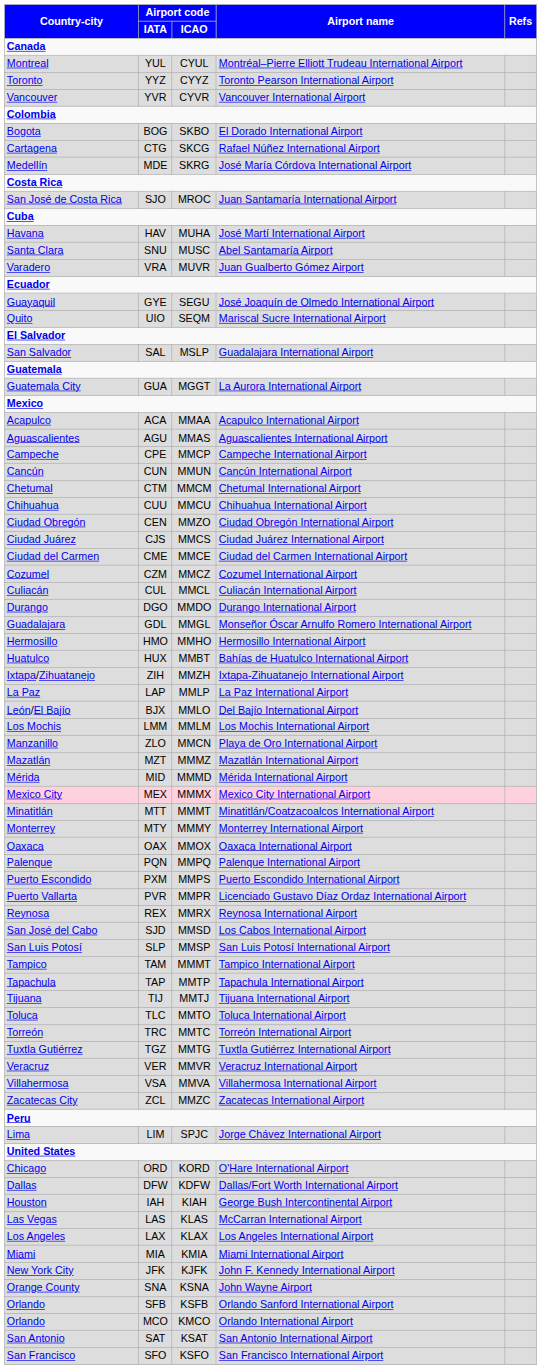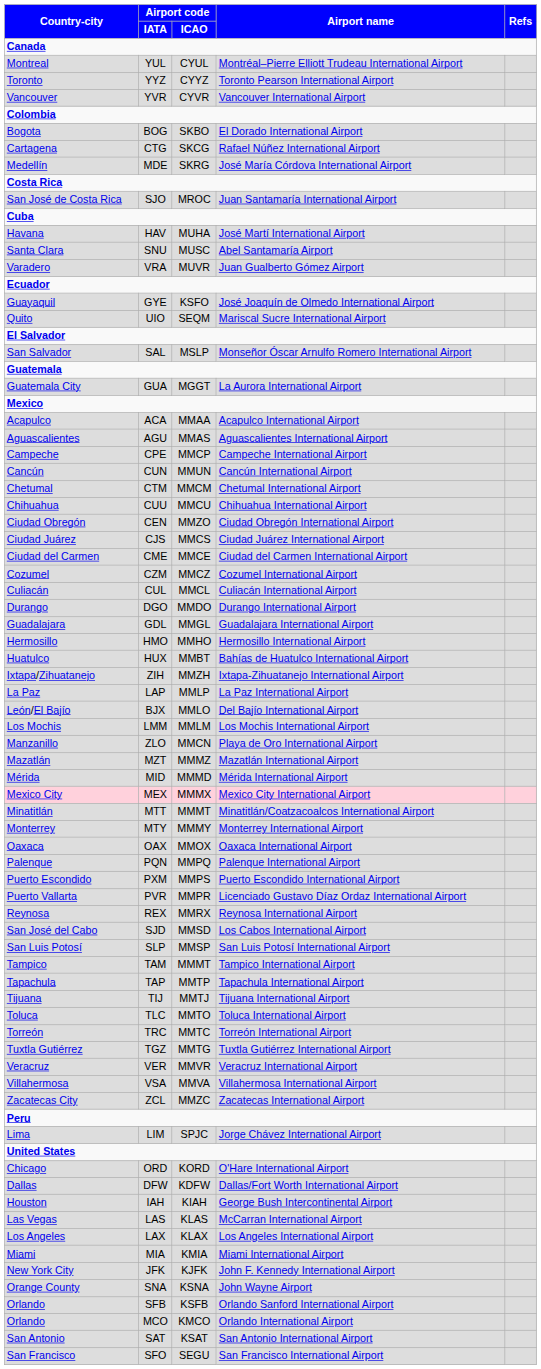(194, 302) SEGU -> (194, 302) KSFO
(296, 353) Guadalajara International Airport -> (345, 353) Monseñor Óscar Arnulfo Romero International Airport
(345, 625) Monseñor Óscar Arnulfo Romero International Airport -> (296, 625) Guadalajara International Airport
(194, 1356) KSFO -> (194, 1356) SEGU
